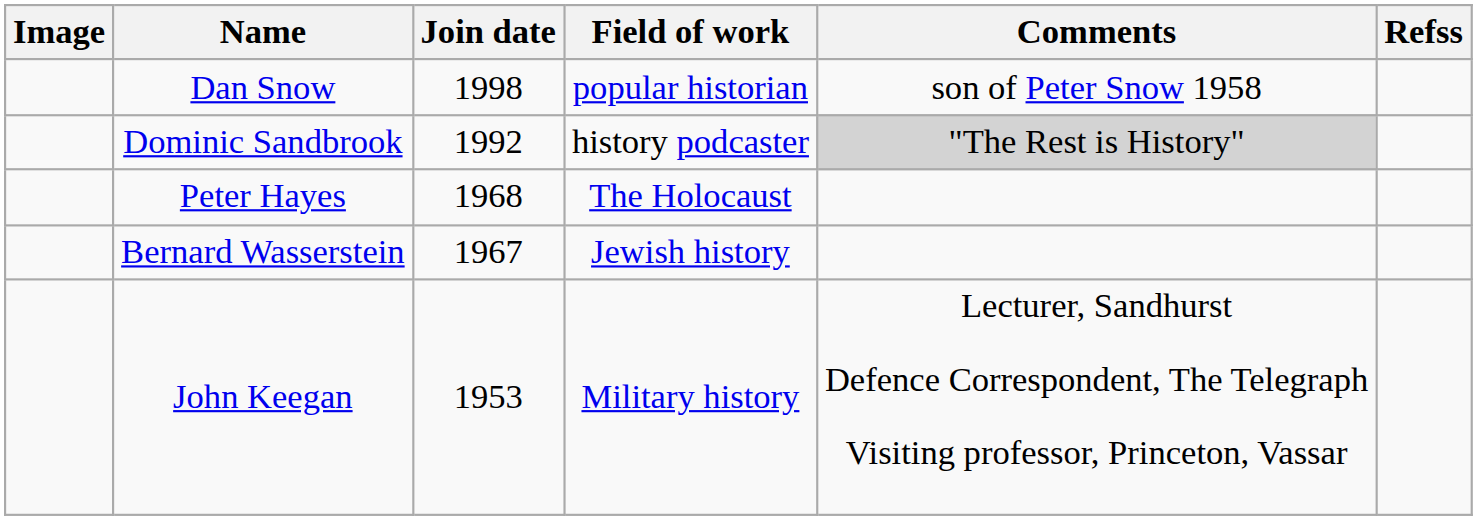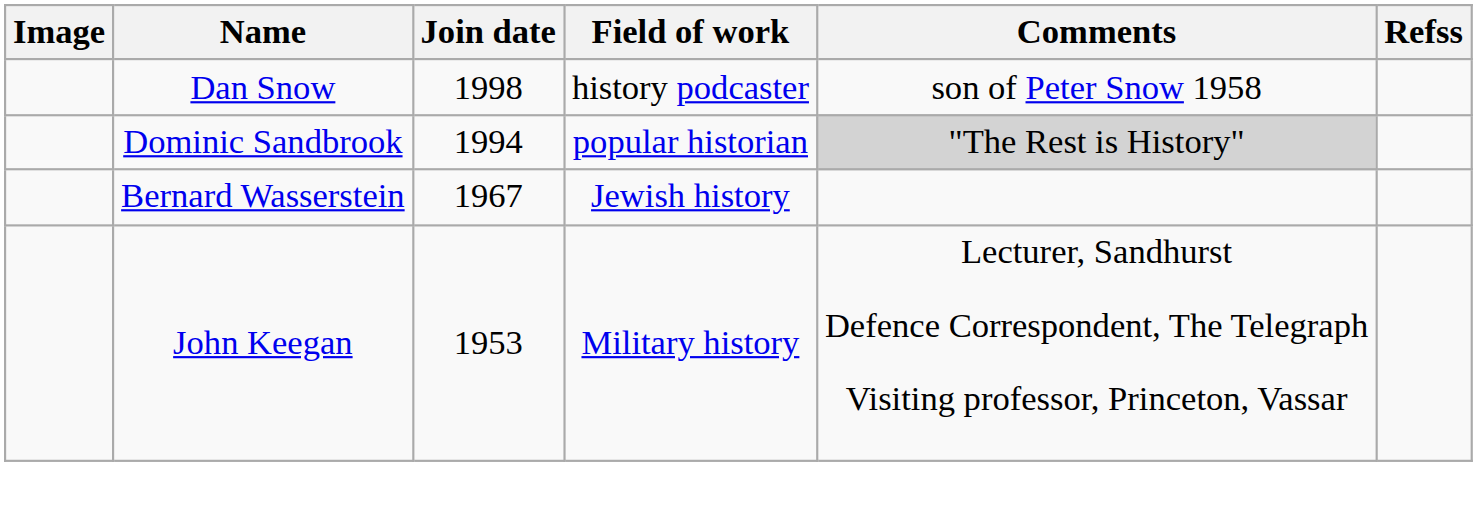(690, 86) popular historian -> (690, 86) history podcaster
(488, 141) 1992 -> (488, 141) 1994
(690, 141) history podcaster -> (690, 141) popular historian
- row: (263, 196)
